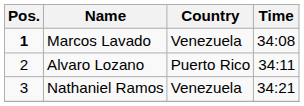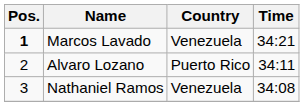(276, 40) 34:08 -> (276, 40) 34:21
(276, 88) 34:21 -> (276, 88) 34:08
